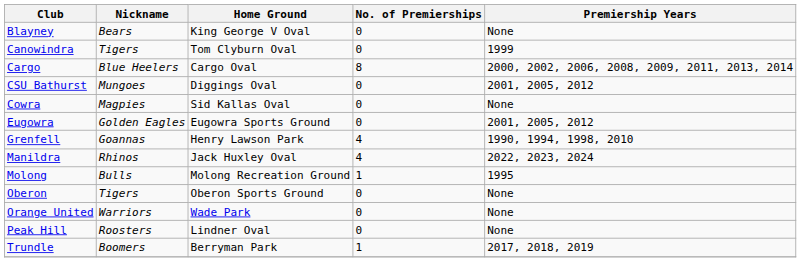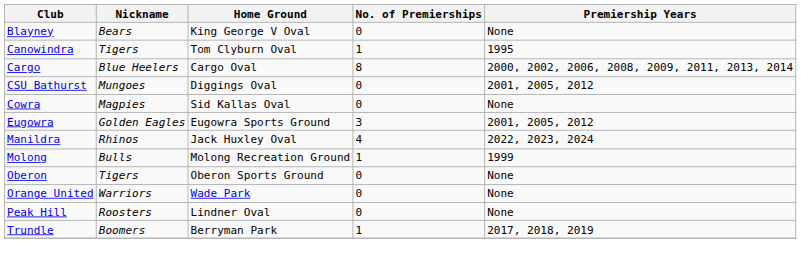(359, 49) 0 -> (359, 49) 1
(500, 49) 1999 -> (500, 49) 1995
(359, 121) 0 -> (359, 121) 3
- row: (34, 139)
(500, 176) 1995 -> (500, 158) 1999
